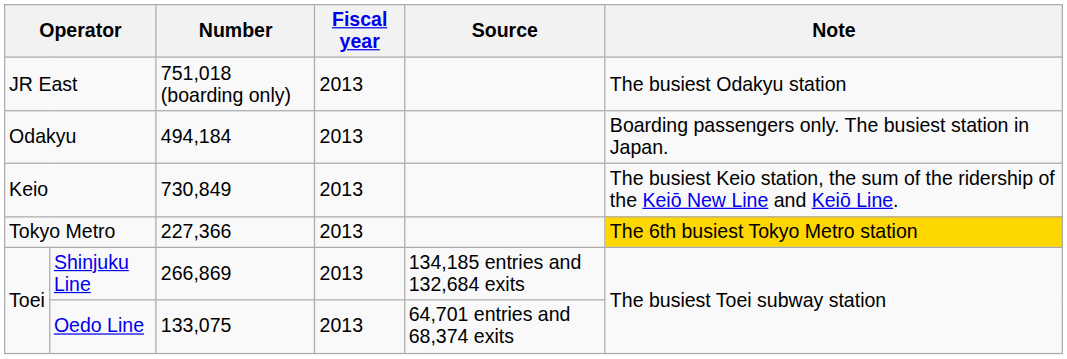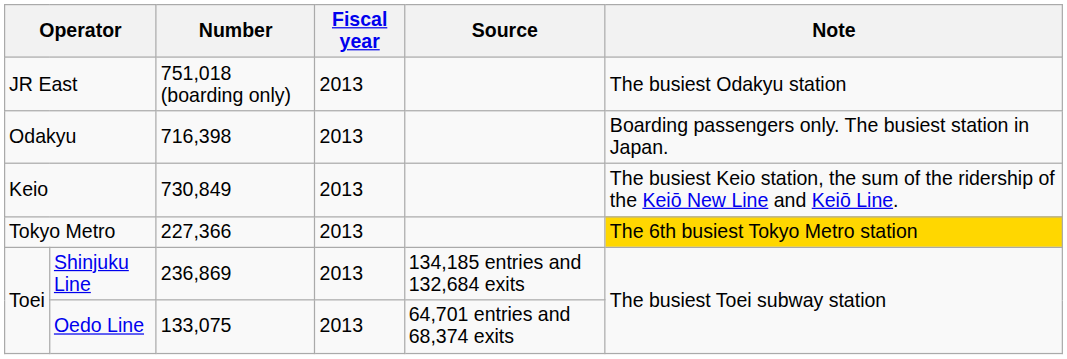(196, 136) 494,184 -> (196, 136) 716,398
(196, 273) 266,869 -> (196, 273) 236,869
